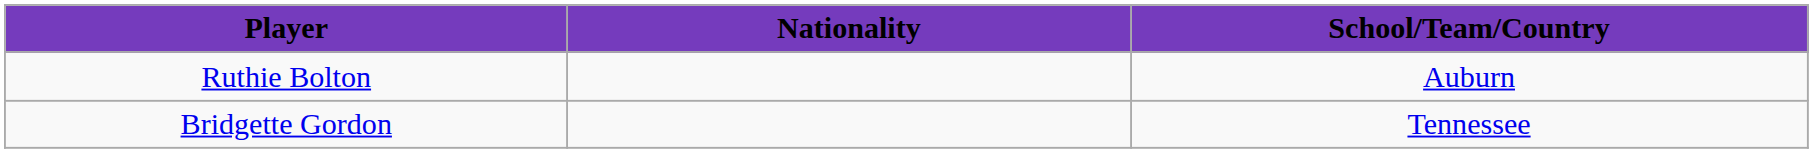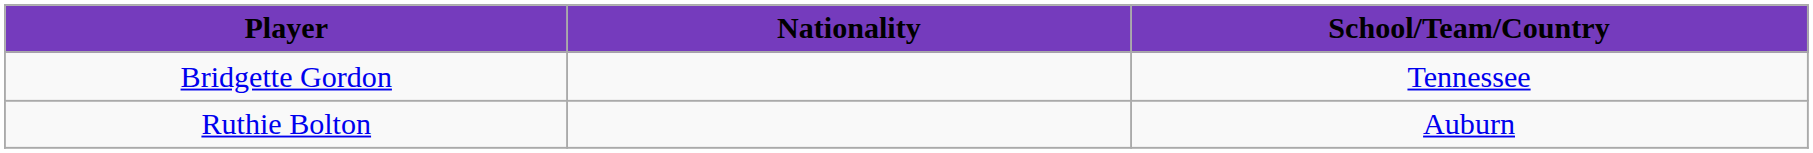rows swapped: (286, 123) <-> (286, 76)
